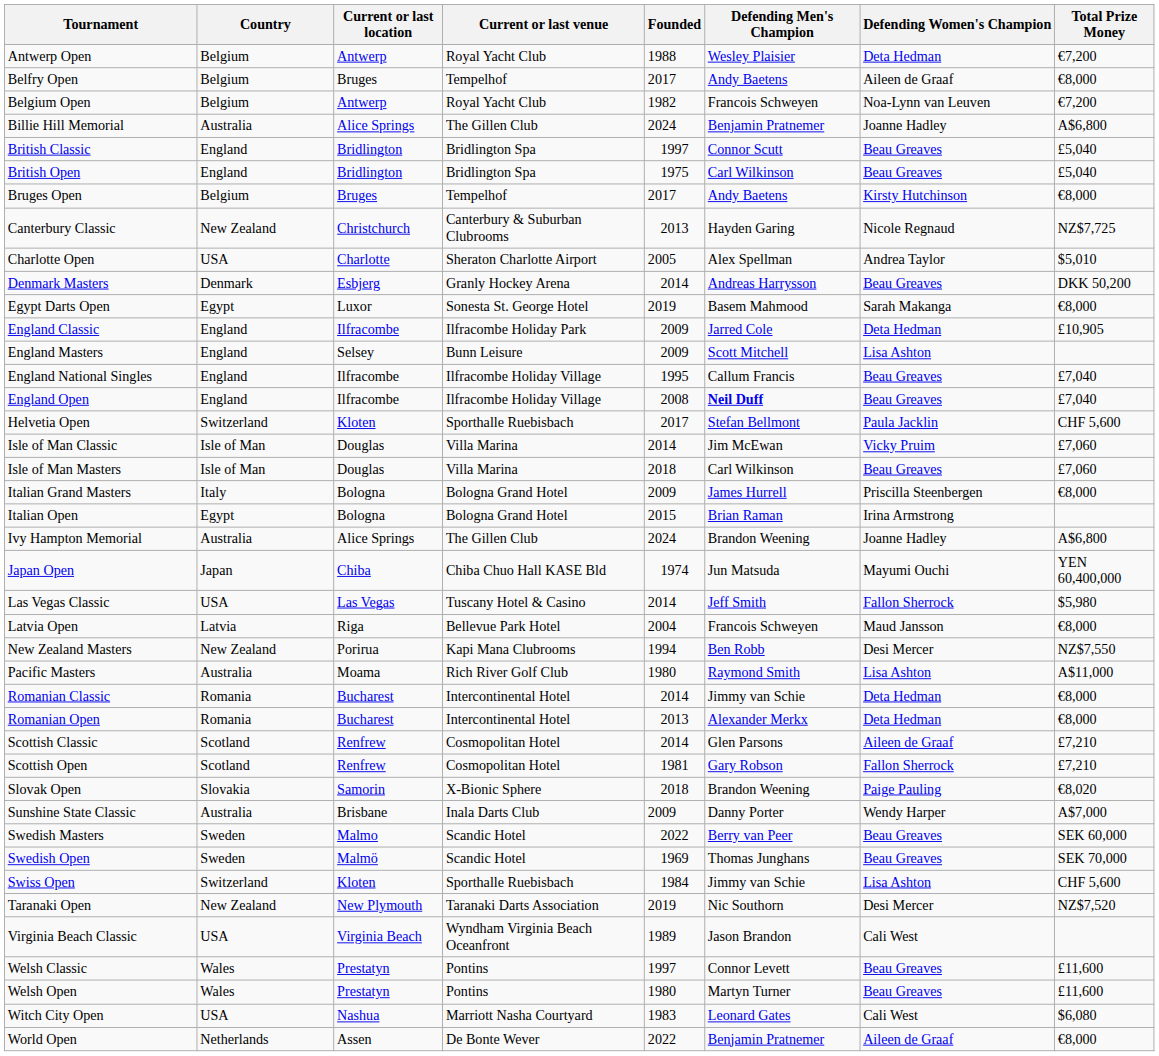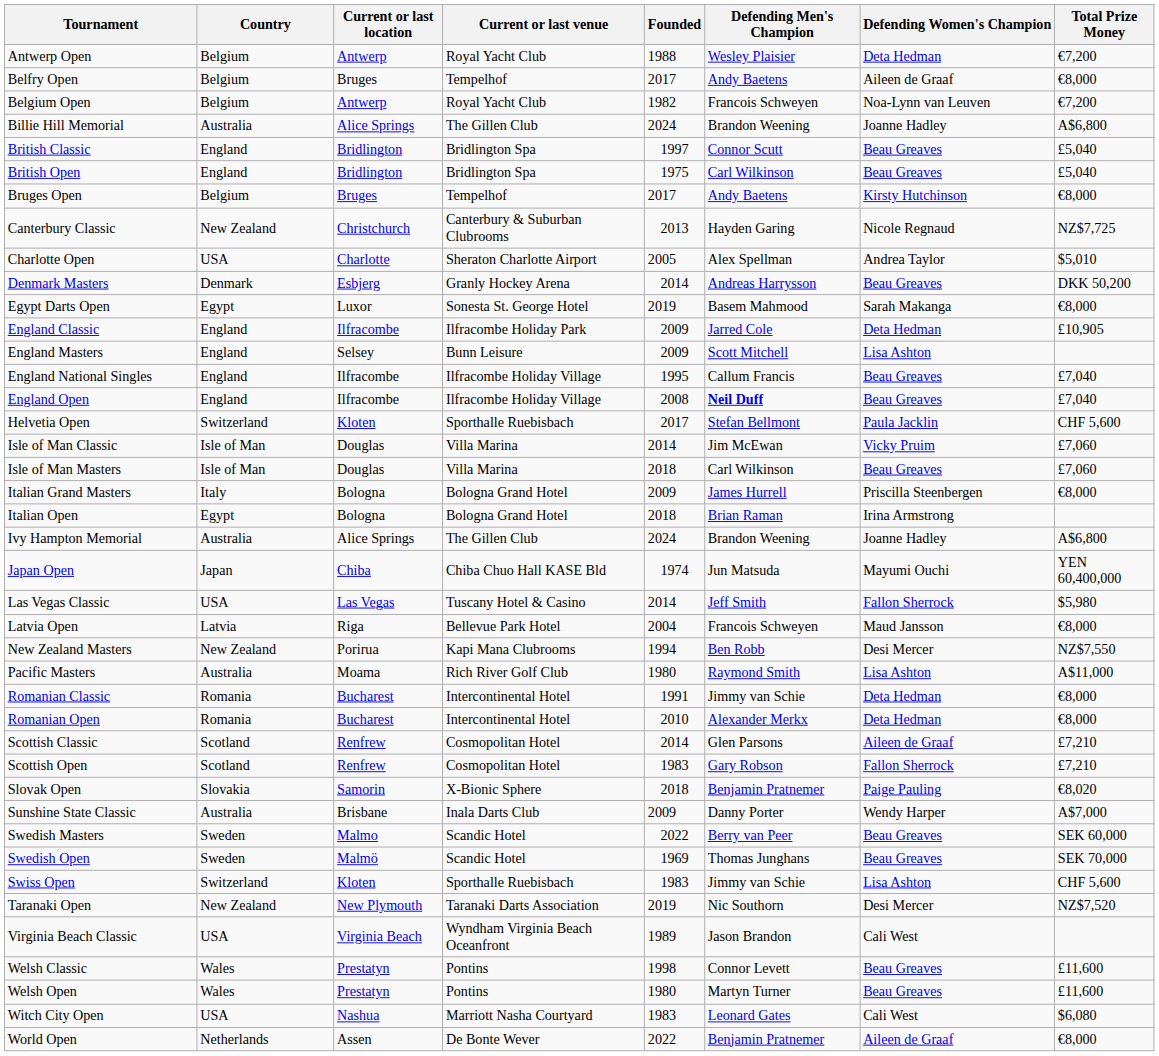(766, 126) Benjamin Pratnemer -> (759, 126) Brandon Weening
(662, 515) 2015 -> (662, 515) 2018
(675, 695) 2014 -> (675, 695) 1991
(675, 719) 2013 -> (675, 719) 2010
(675, 765) 1981 -> (675, 765) 1983
(759, 789) Brandon Weening -> (766, 789) Benjamin Pratnemer
(675, 882) 1984 -> (675, 882) 1983
(662, 969) 1997 -> (662, 969) 1998
